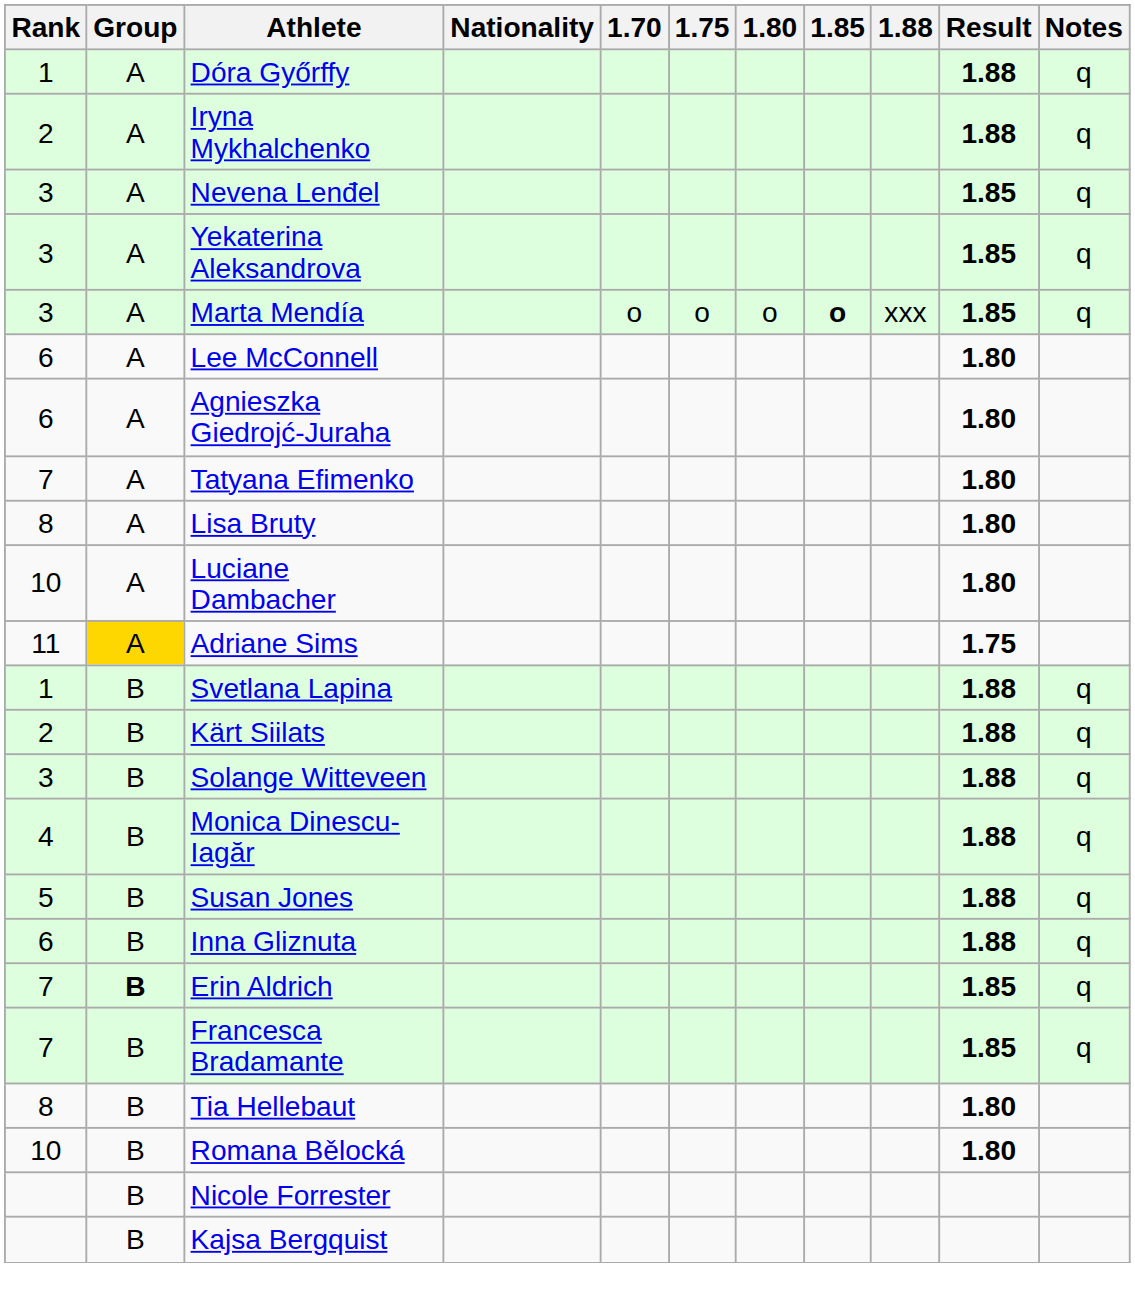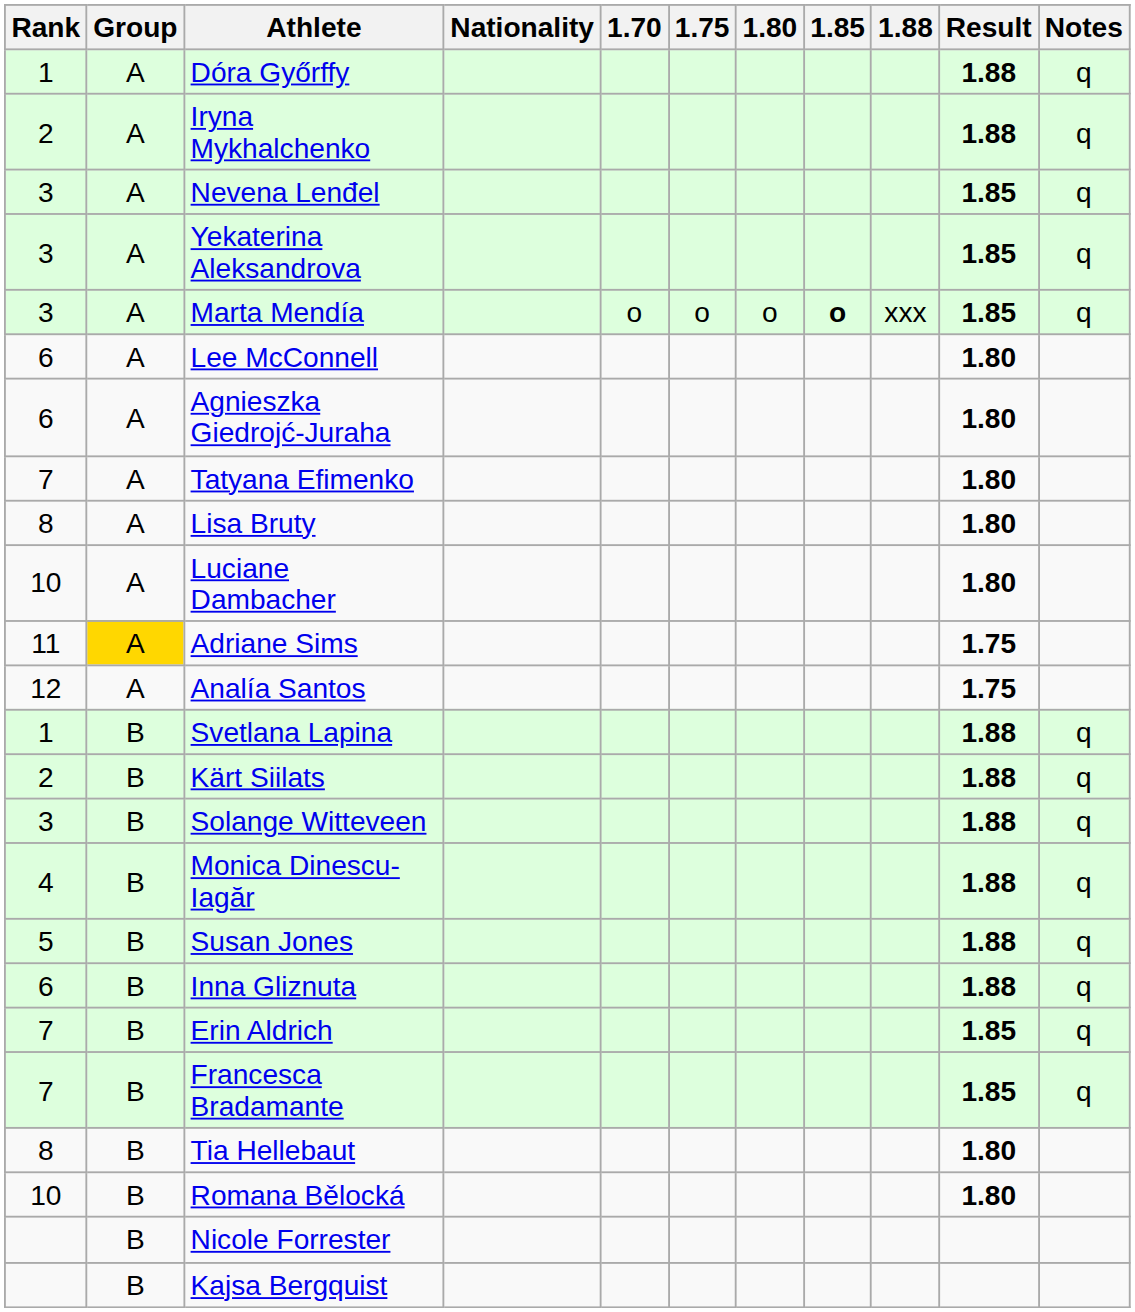+ row: (278, 687)
(135, 986) bold -> (135, 1030) normal
